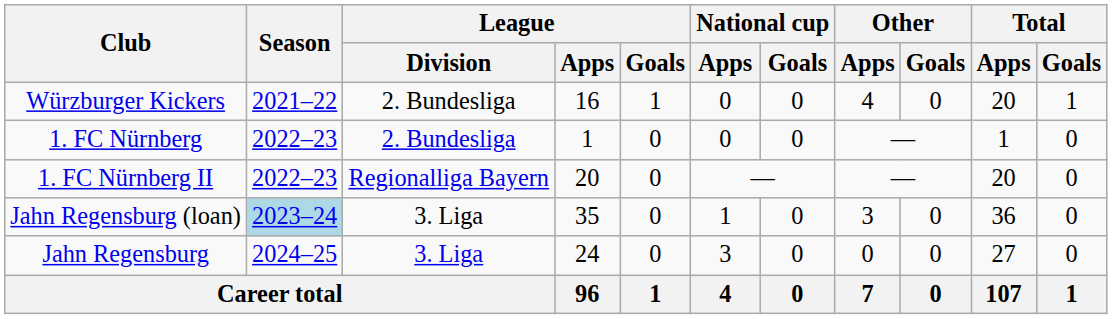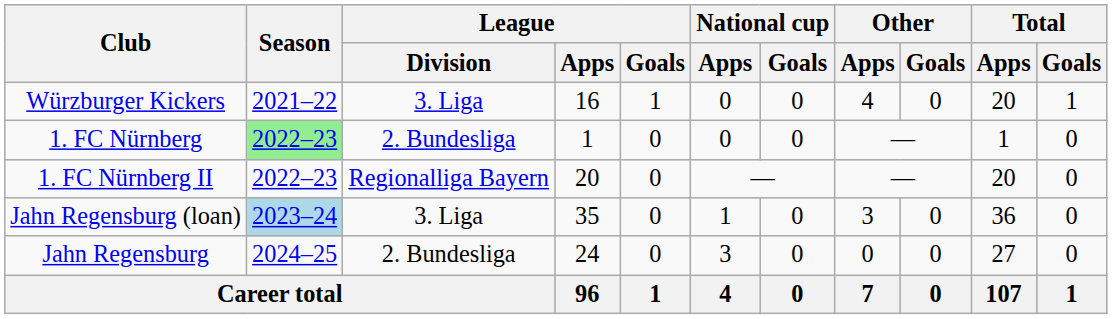(449, 100) 2. Bundesliga -> (449, 100) 3. Liga
(295, 139) no background -> (295, 139) lightgreen background
(449, 255) 3. Liga -> (449, 255) 2. Bundesliga
